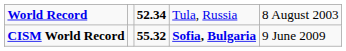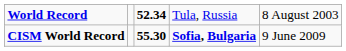(151, 35) 55.32 -> (151, 35) 55.30
